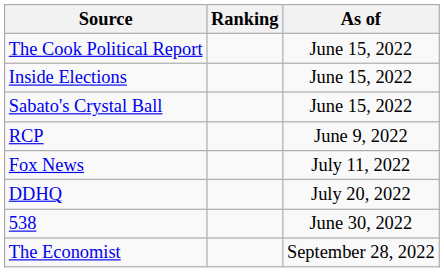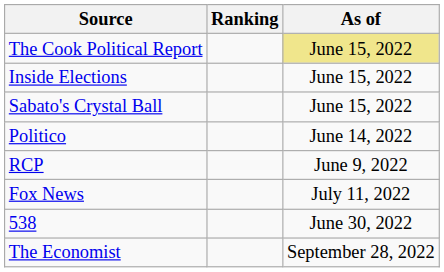(361, 48) no background -> (361, 48) khaki background
+ row: (37, 135)
- row: (35, 194)
